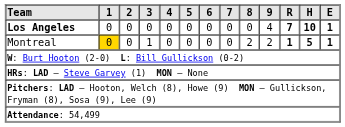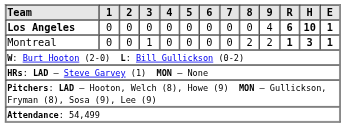(290, 27) 7 -> (290, 27) 6
(109, 42) gold background -> (109, 42) no background
(310, 42) 5 -> (310, 42) 3
